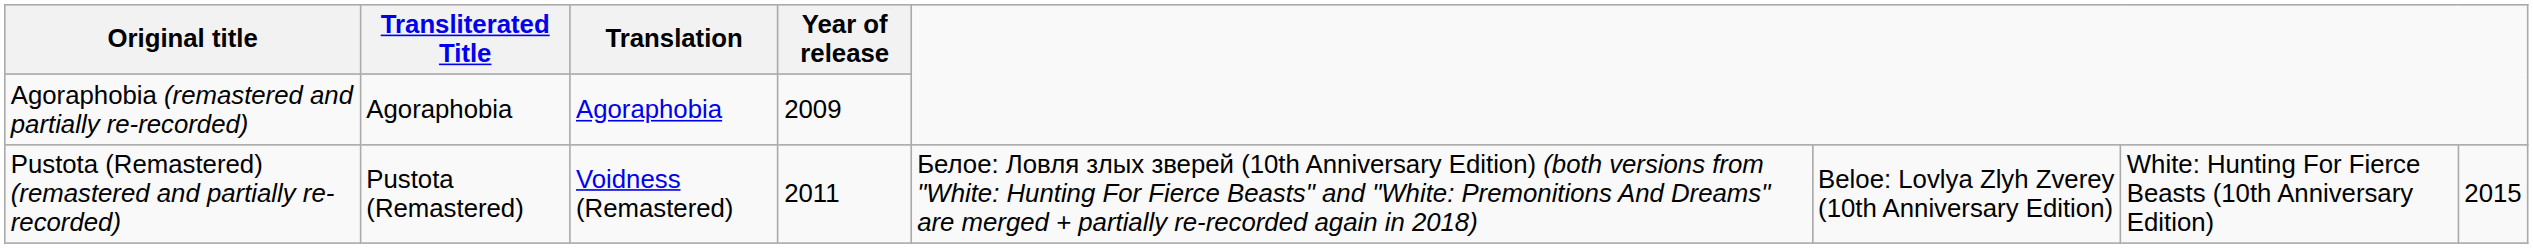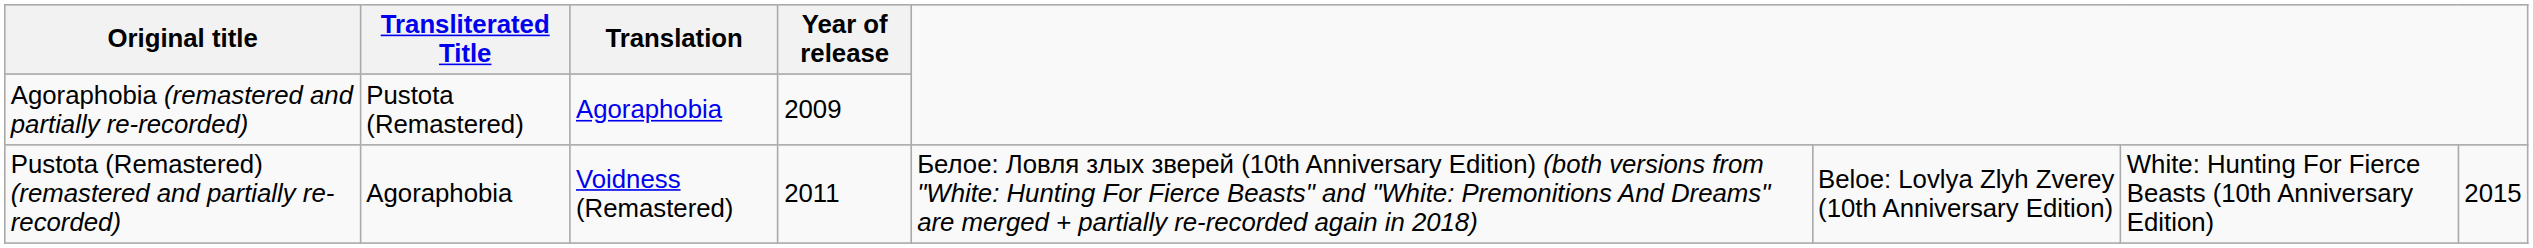(439, 109) Agoraphobia -> (445, 109) Pustota (Remastered)
(445, 193) Pustota (Remastered) -> (439, 193) Agoraphobia
